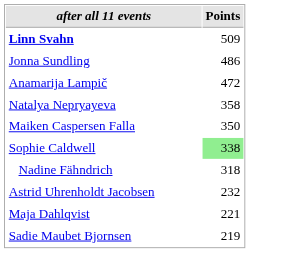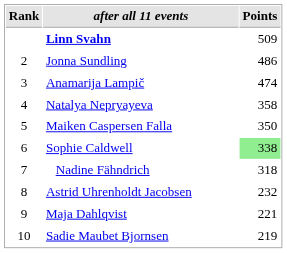+ column: (24, 16)
(230, 82) 472 -> (268, 82) 474
